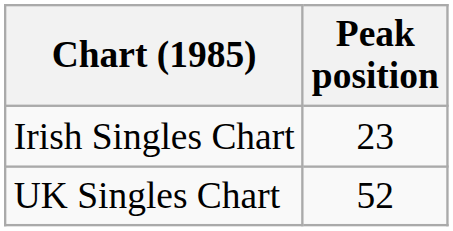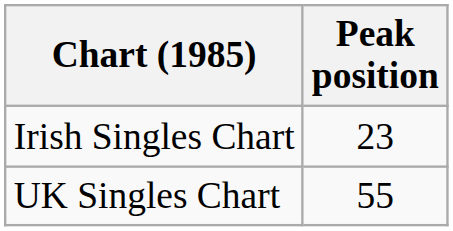(375, 195) 52 -> (375, 195) 55
